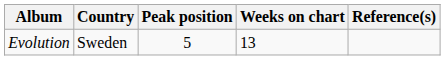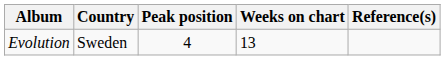(187, 42) 5 -> (187, 42) 4
